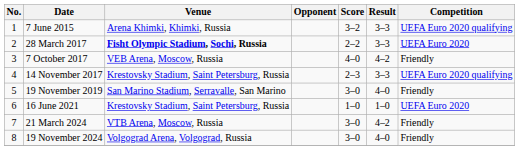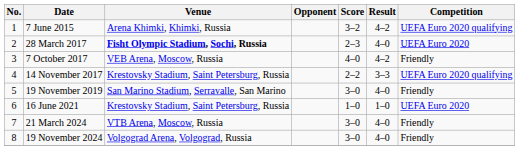(382, 28) 3–3 -> (382, 28) 4–2
(353, 43) 2–2 -> (353, 43) 2–3
(382, 43) 3–3 -> (382, 43) 4–0
(353, 75) 2–3 -> (353, 75) 2–2
(382, 122) 4–2 -> (382, 122) 4–0
